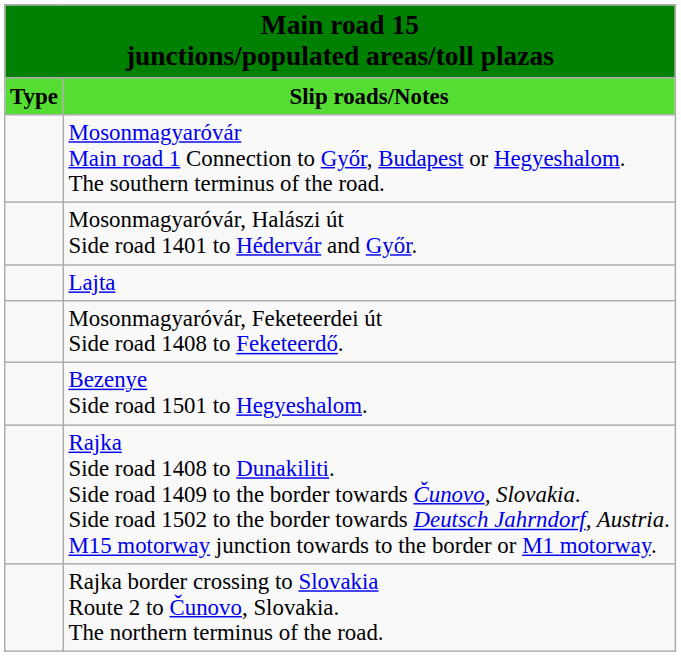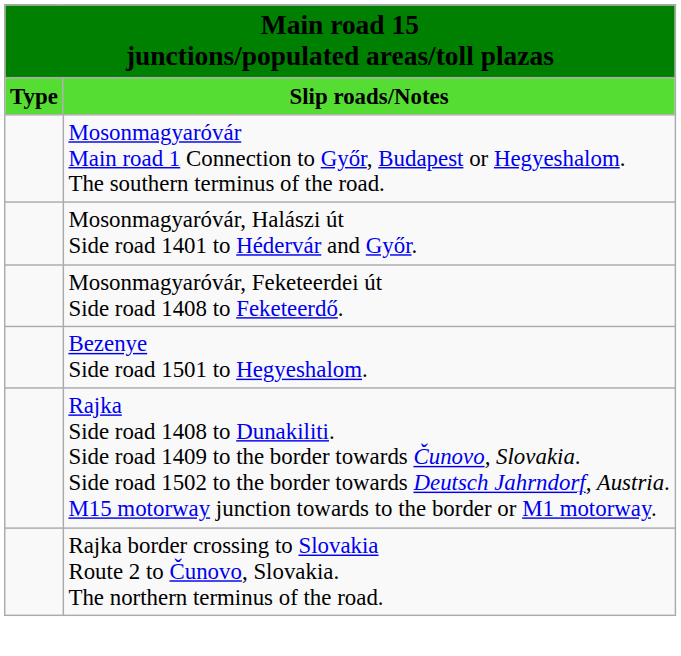- row: (92, 282)
